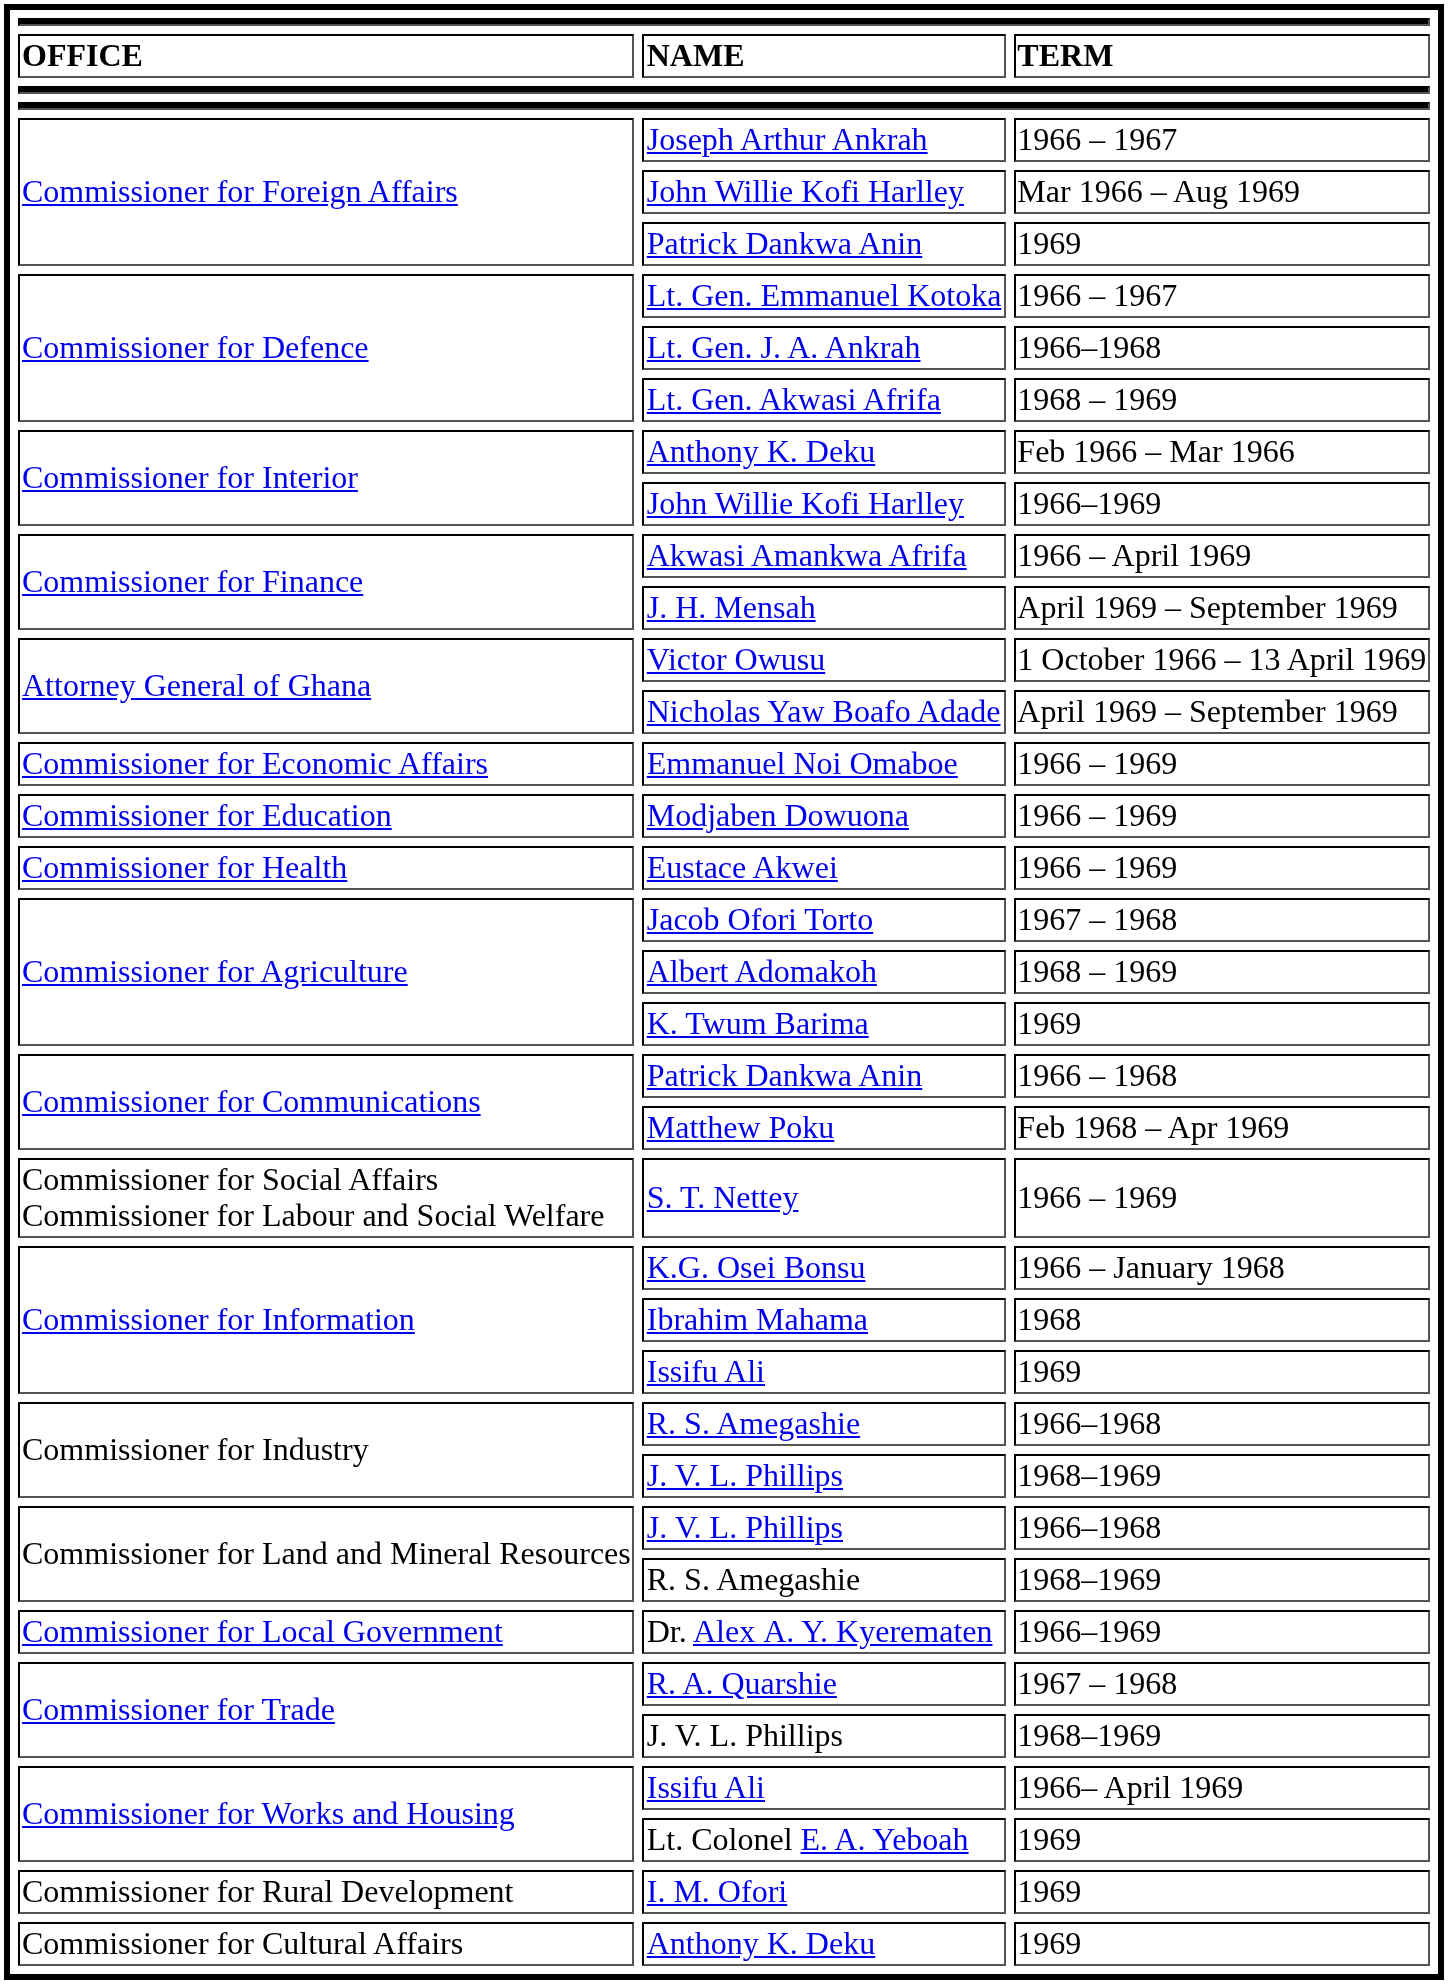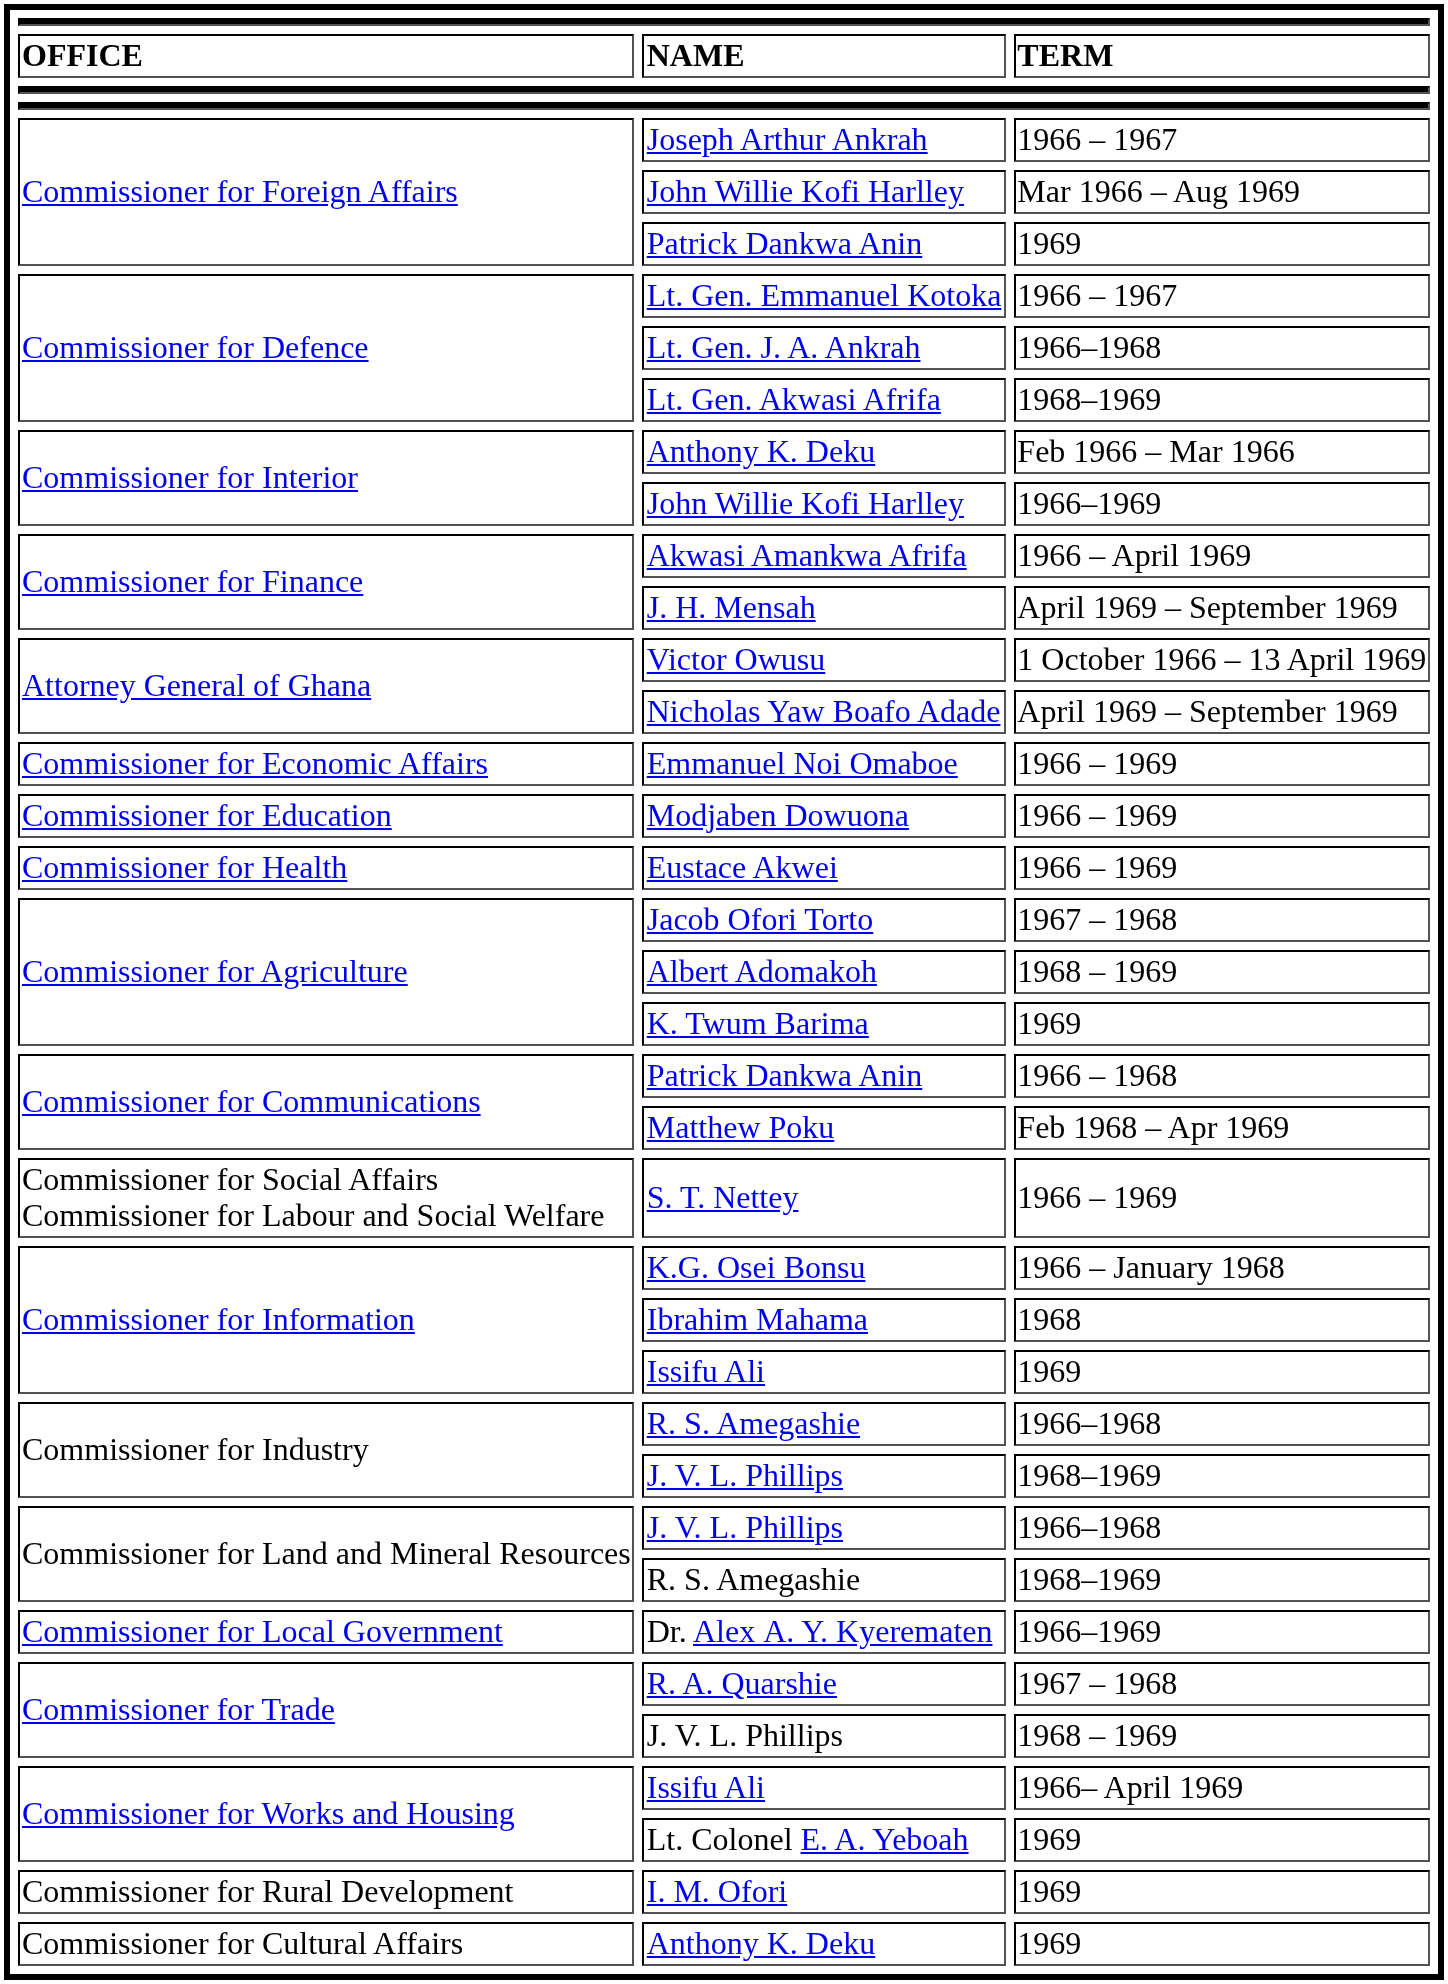(1097, 399) 1968 – 1969 -> (1089, 399) 1968–1969
(1089, 1735) 1968–1969 -> (1097, 1735) 1968 – 1969
